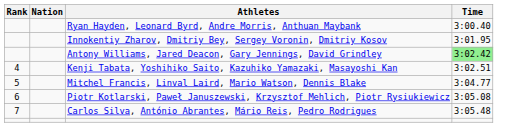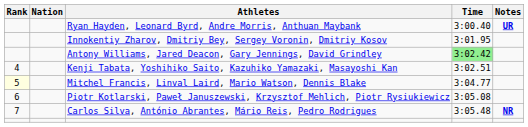+ column: (508, 11)
(17, 82) no background -> (17, 82) lightyellow background
